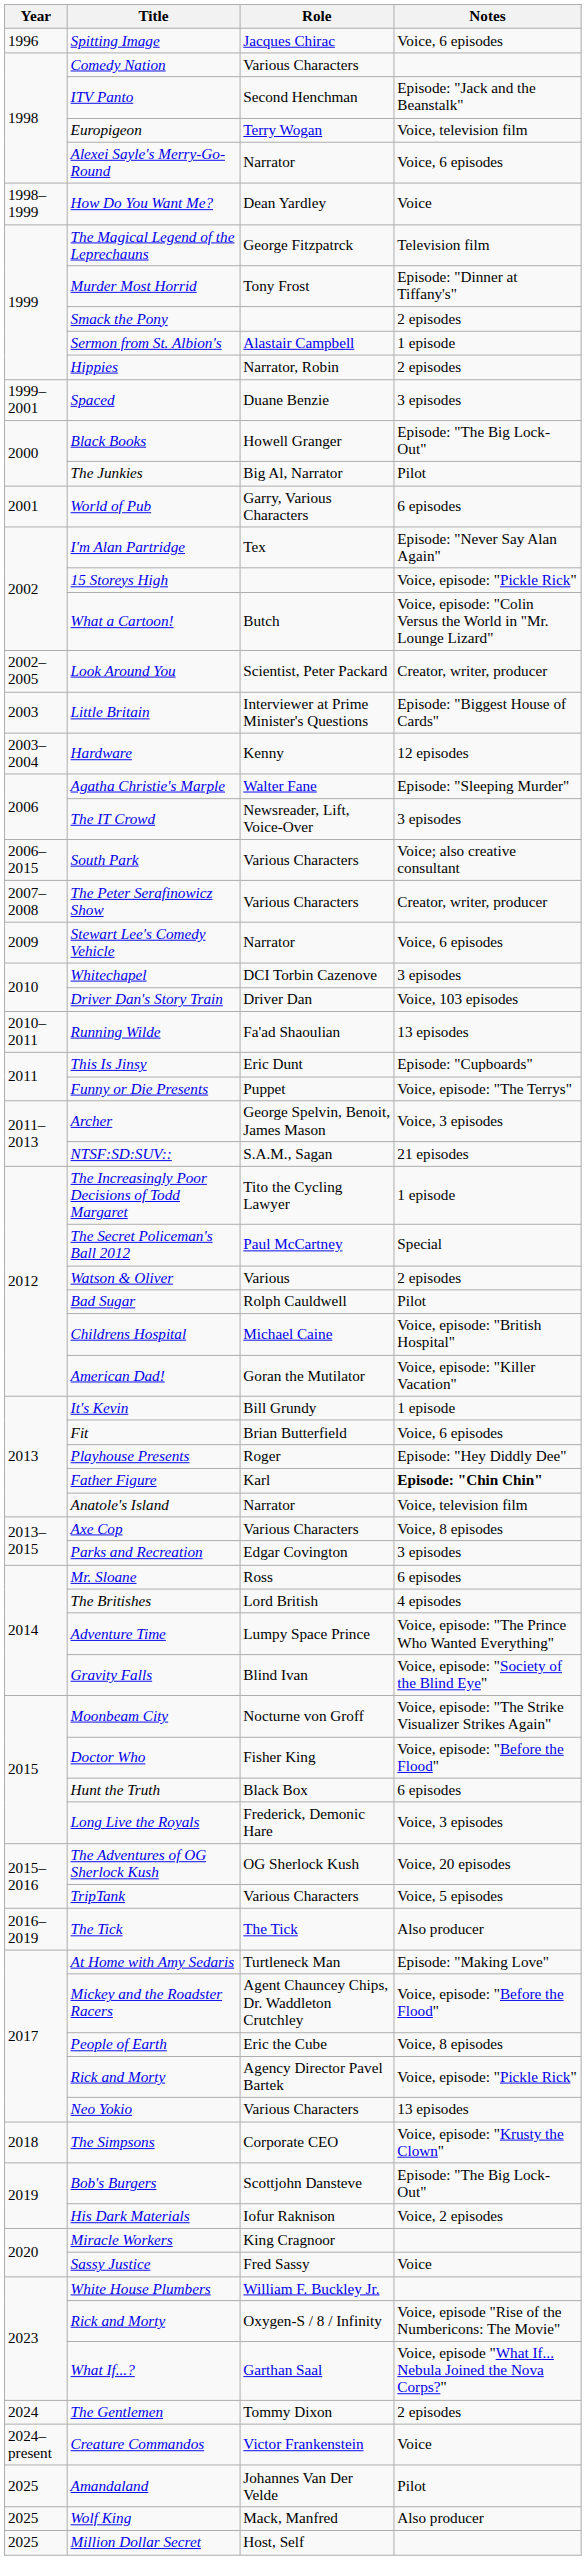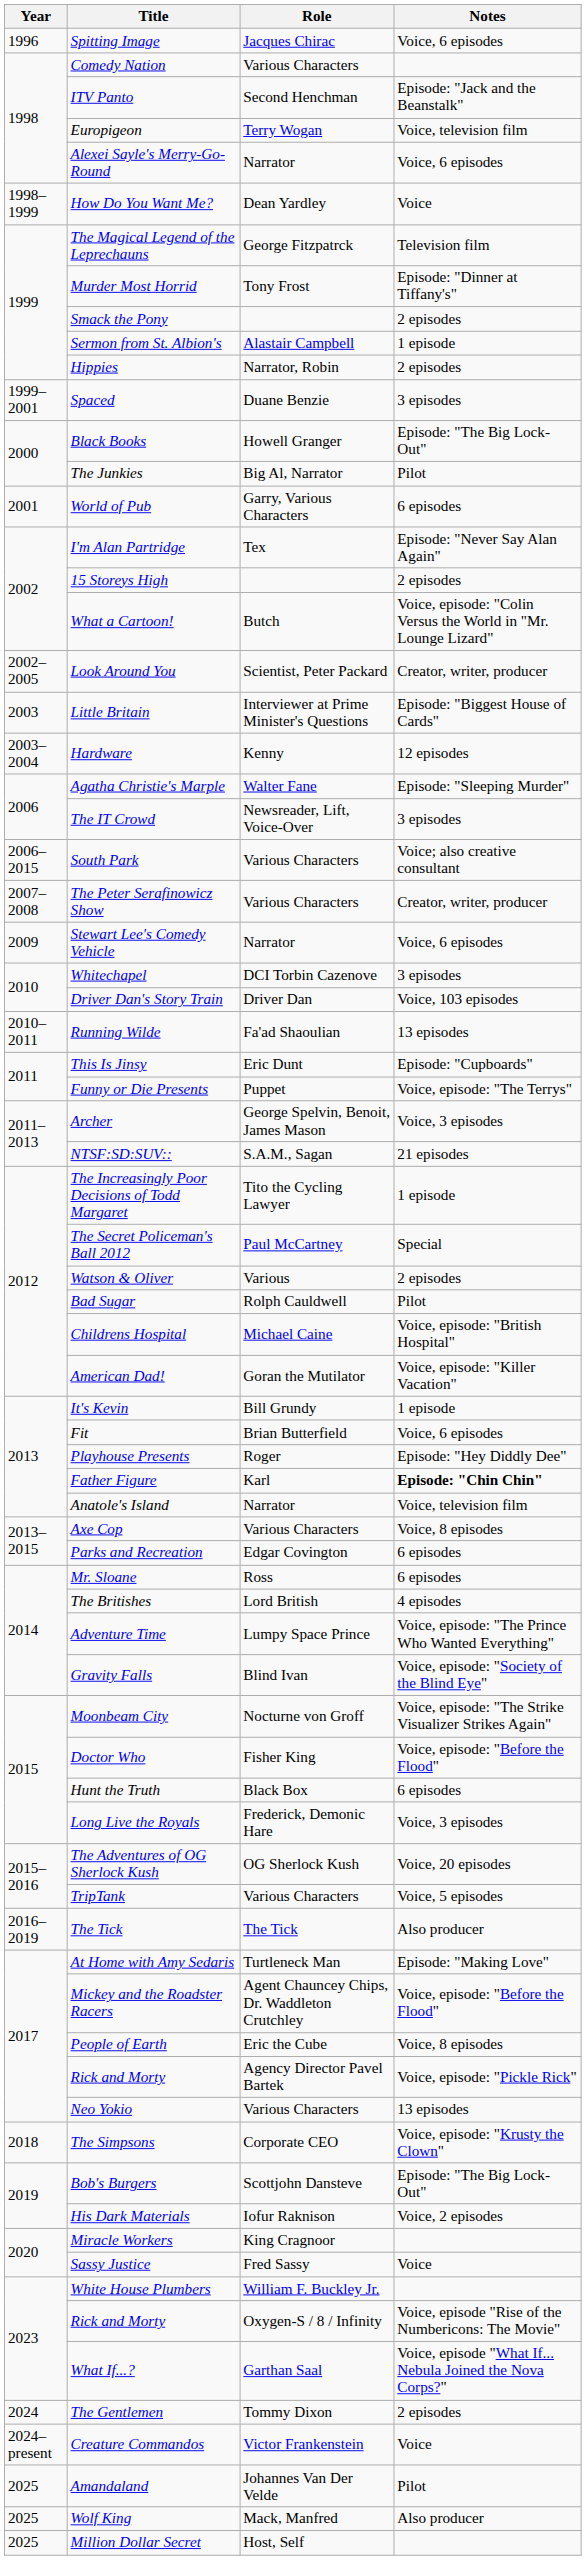(487, 580) Voice, episode: "Pickle Rick" -> (429, 580) 2 episodes
(429, 1552) 3 episodes -> (429, 1552) 6 episodes
